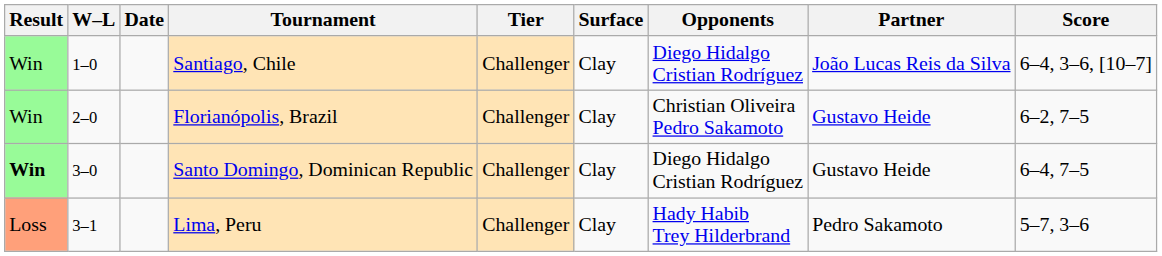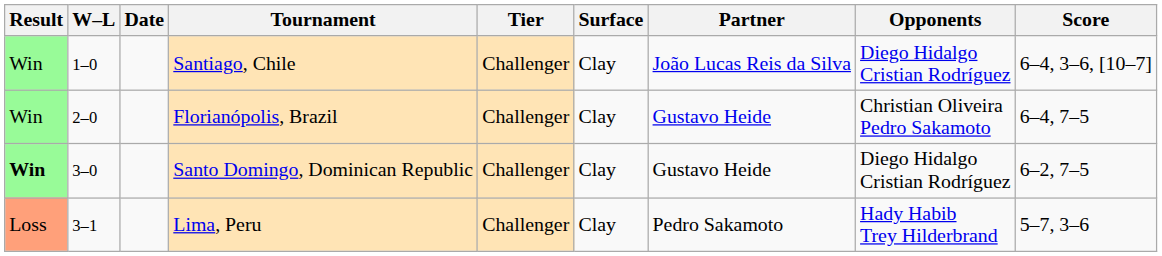columns swapped: (911, 20) <-> (728, 20)
(1054, 116) 6–2, 7–5 -> (1054, 116) 6–4, 7–5
(1054, 170) 6–4, 7–5 -> (1054, 170) 6–2, 7–5
